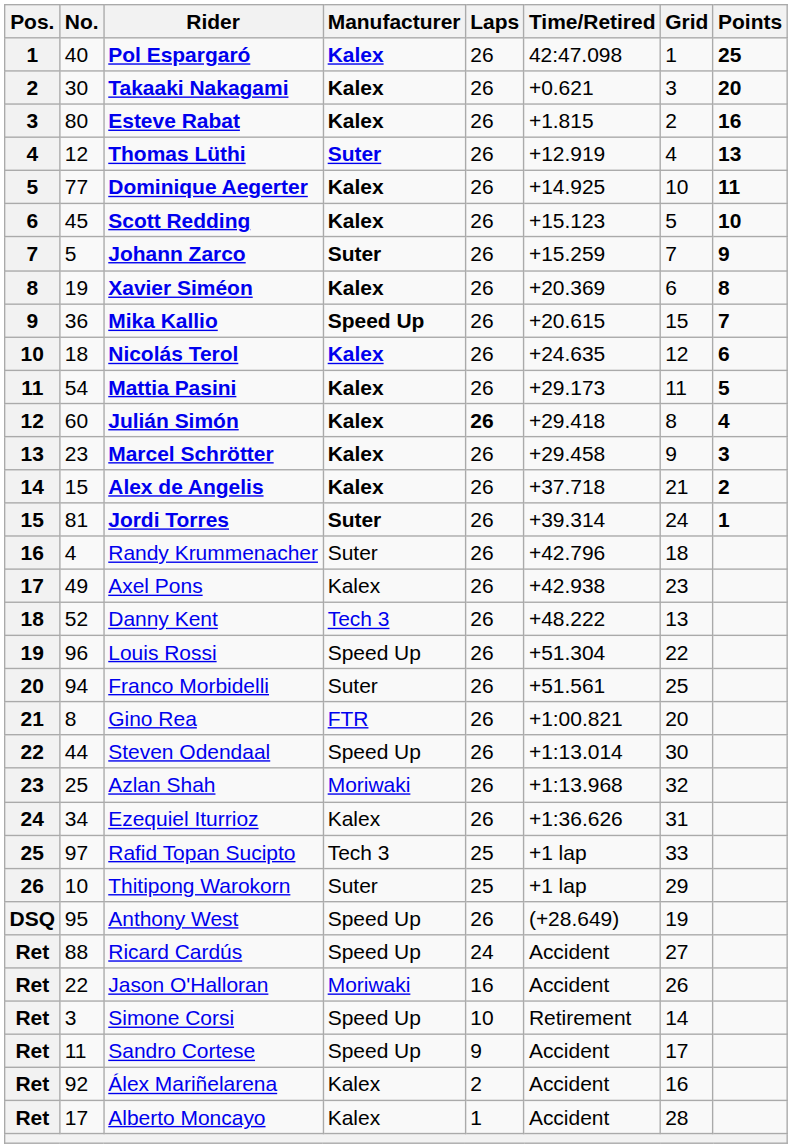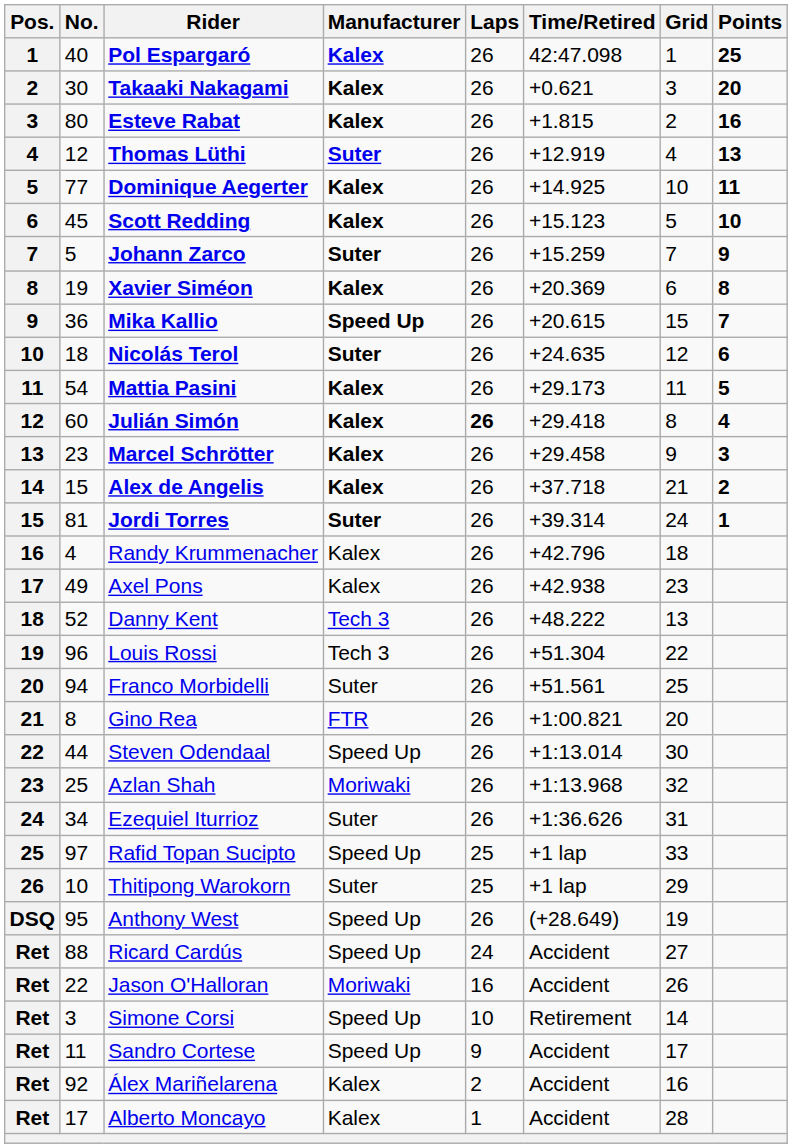(356, 354) Kalex -> (354, 354) Suter
(353, 553) Suter -> (354, 553) Kalex
(374, 652) Speed Up -> (359, 652) Tech 3
(354, 818) Kalex -> (353, 818) Suter
(359, 852) Tech 3 -> (374, 852) Speed Up
